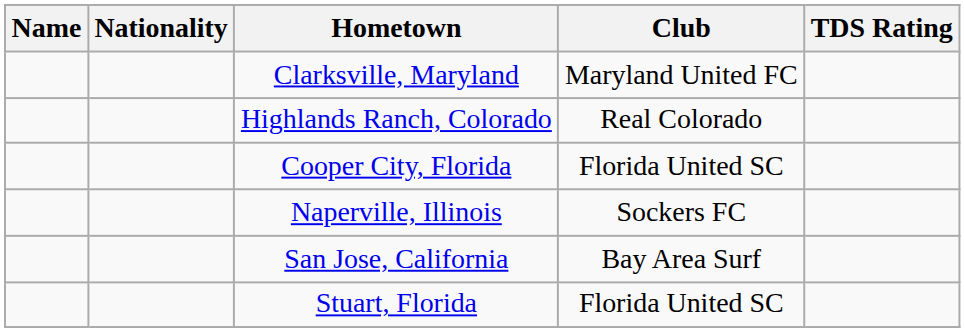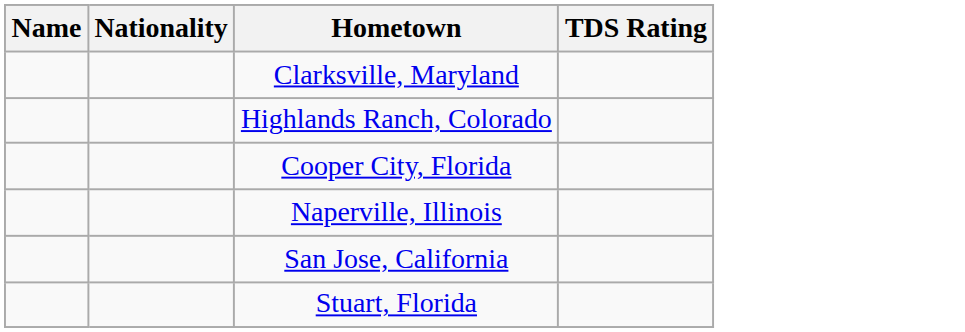- column: (681, 27)
